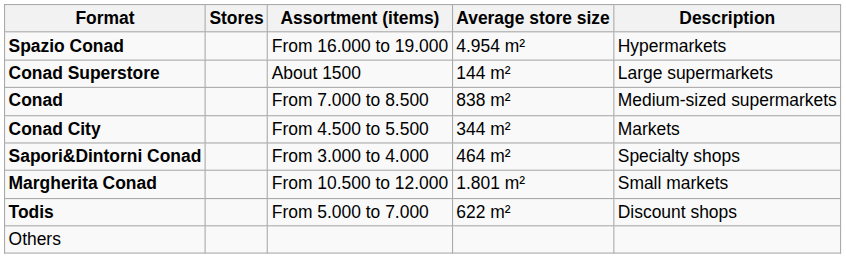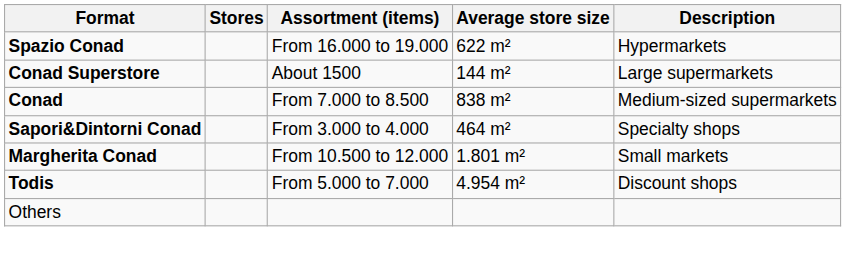(491, 45) 4.954 m² -> (483, 45) 622 m²
- row: (55, 128)
(483, 211) 622 m² -> (491, 184) 4.954 m²
